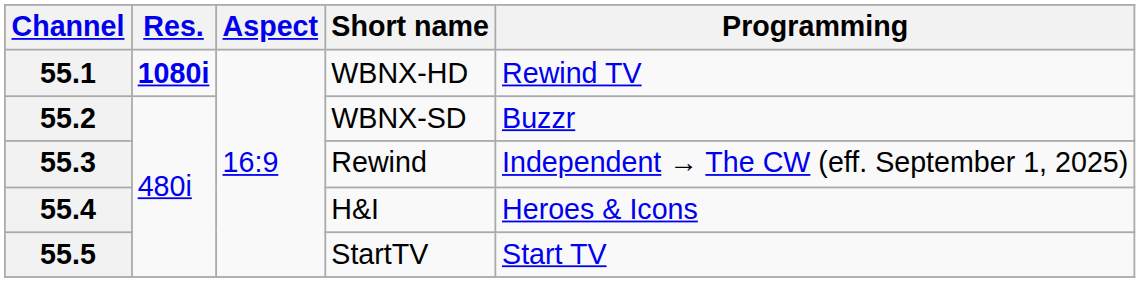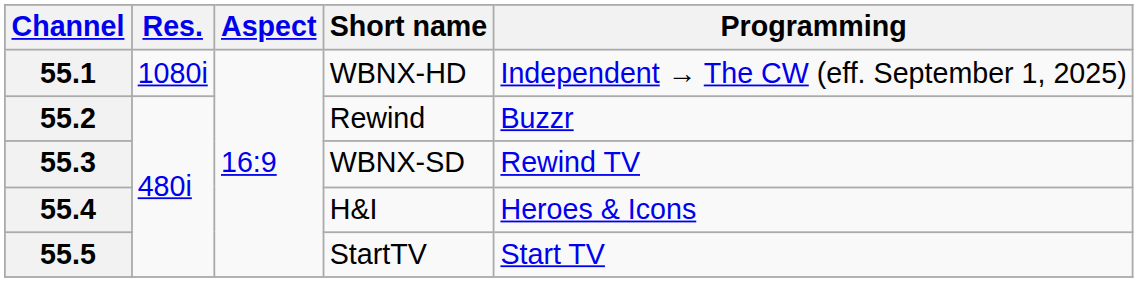(174, 72) bold -> (173, 72) normal
(572, 72) Rewind TV -> (814, 72) Independent → The CW (eff. September 1, 2025)
(399, 118) WBNX-SD -> (377, 118) Rewind
(379, 163) Rewind -> (397, 163) WBNX-SD
(815, 163) Independent → The CW (eff. September 1, 2025) -> (570, 163) Rewind TV
